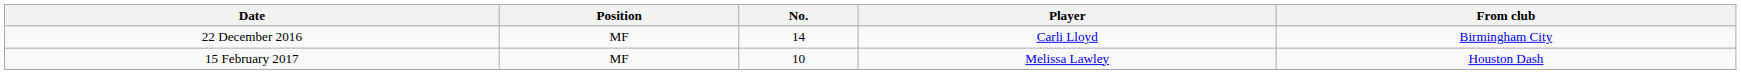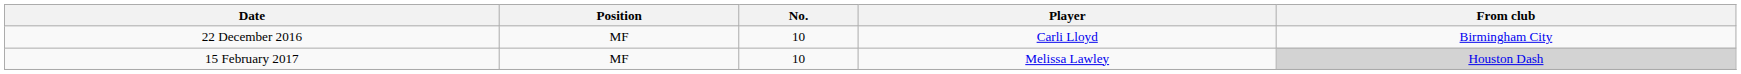(799, 36) 14 -> (799, 36) 10
(1506, 58) no background -> (1506, 58) lightgrey background
